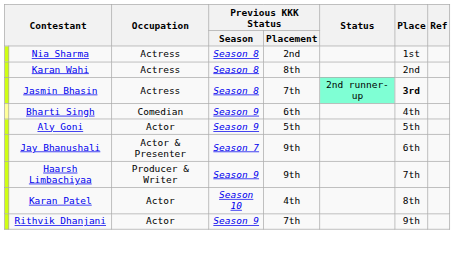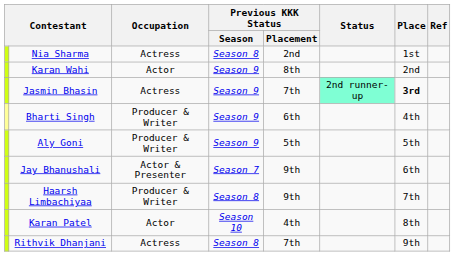(160, 69) Actress -> (160, 69) Actor
(236, 69) Season 8 -> (236, 69) Season 9
(236, 90) Season 8 -> (236, 90) Season 9
(160, 111) Comedian -> (160, 117) Producer & Writer
(160, 127) Actor -> (160, 143) Producer & Writer
(236, 174) Season 9 -> (236, 196) Season 8
(160, 222) Actor -> (160, 243) Actress
(236, 222) Season 9 -> (236, 243) Season 8
